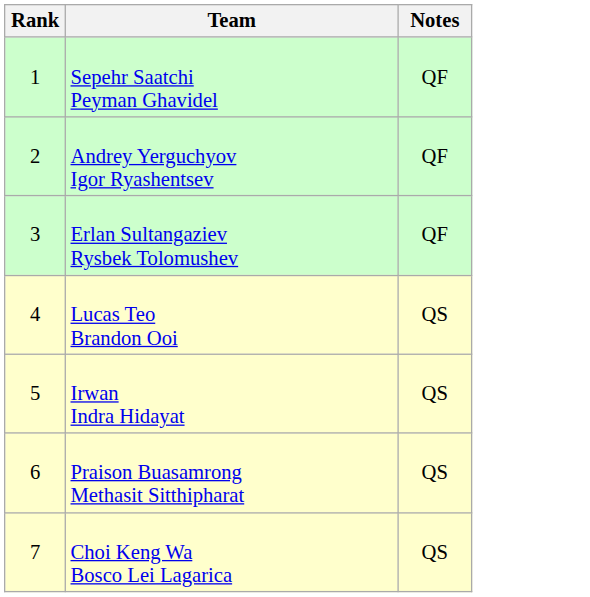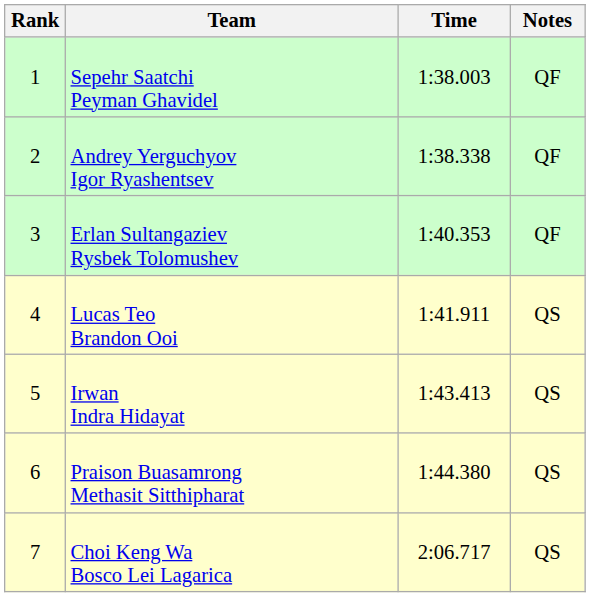+ column: (454, 20)
